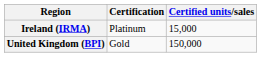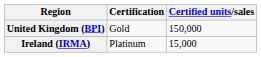rows swapped: (56, 44) <-> (56, 28)
